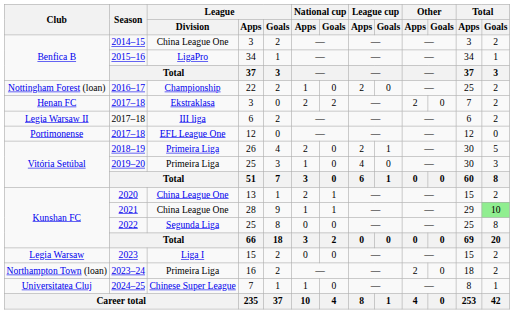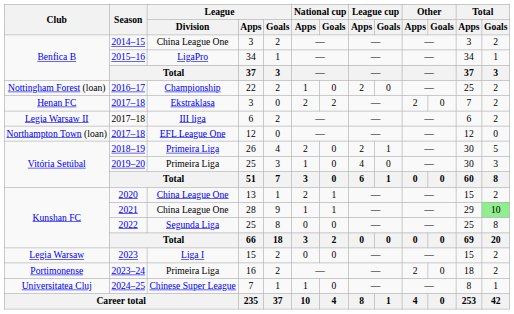(57, 133) Portimonense -> (57, 133) Northampton Town (loan)
(57, 270) Northampton Town (loan) -> (57, 270) Portimonense
